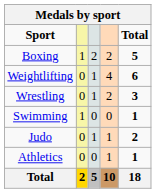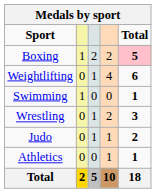(135, 55) no background -> (135, 55) pink background
rows swapped: (40, 116) <-> (40, 95)
